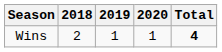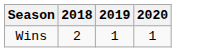- column: (194, 15)
